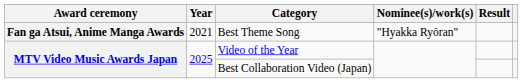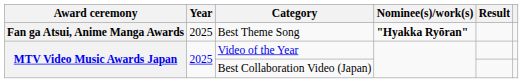(201, 31) 2021 -> (201, 31) 2025
(417, 31) normal -> (422, 31) bold
